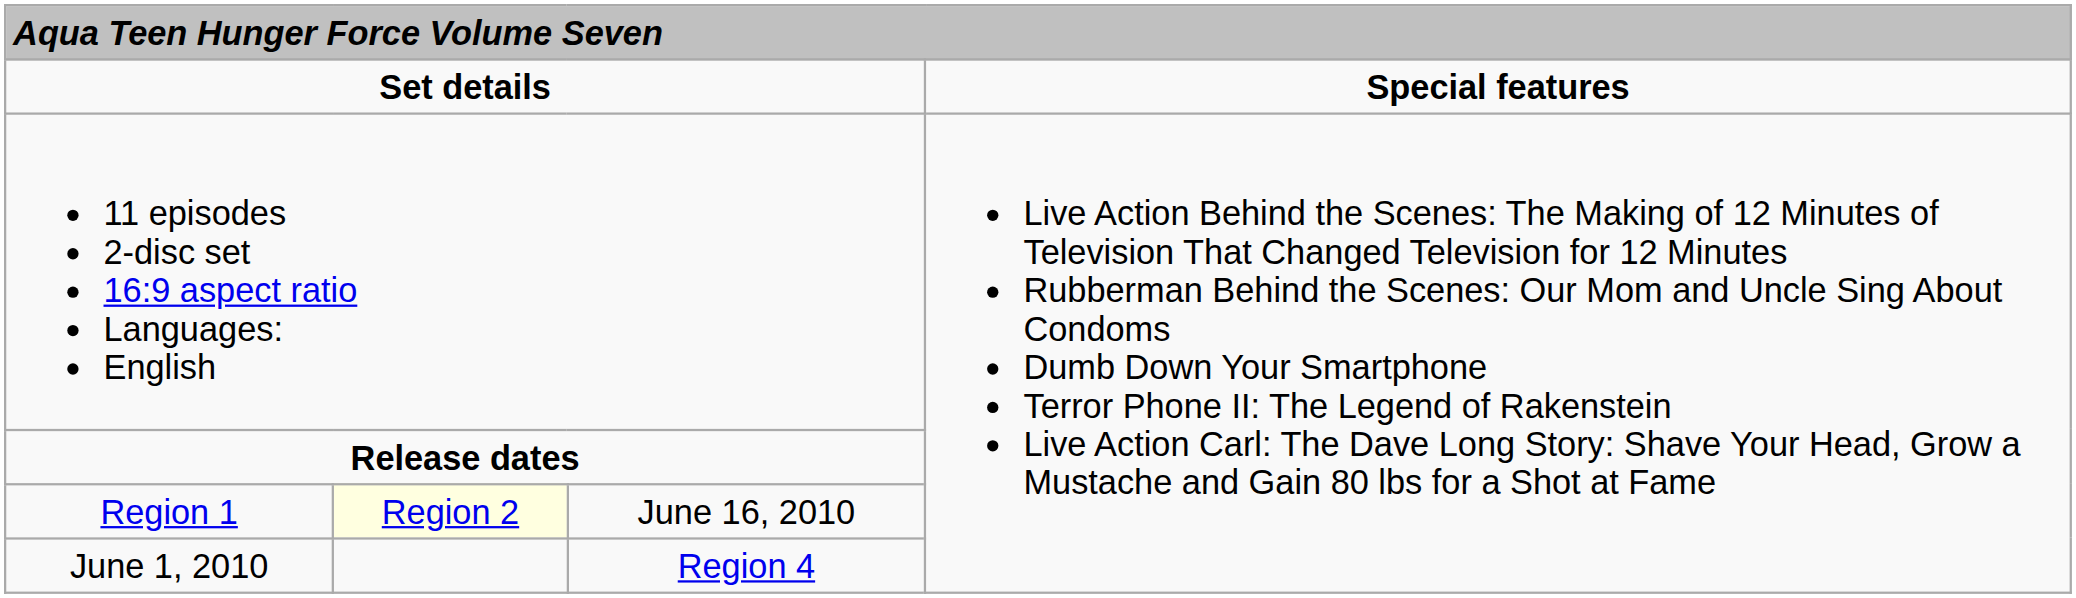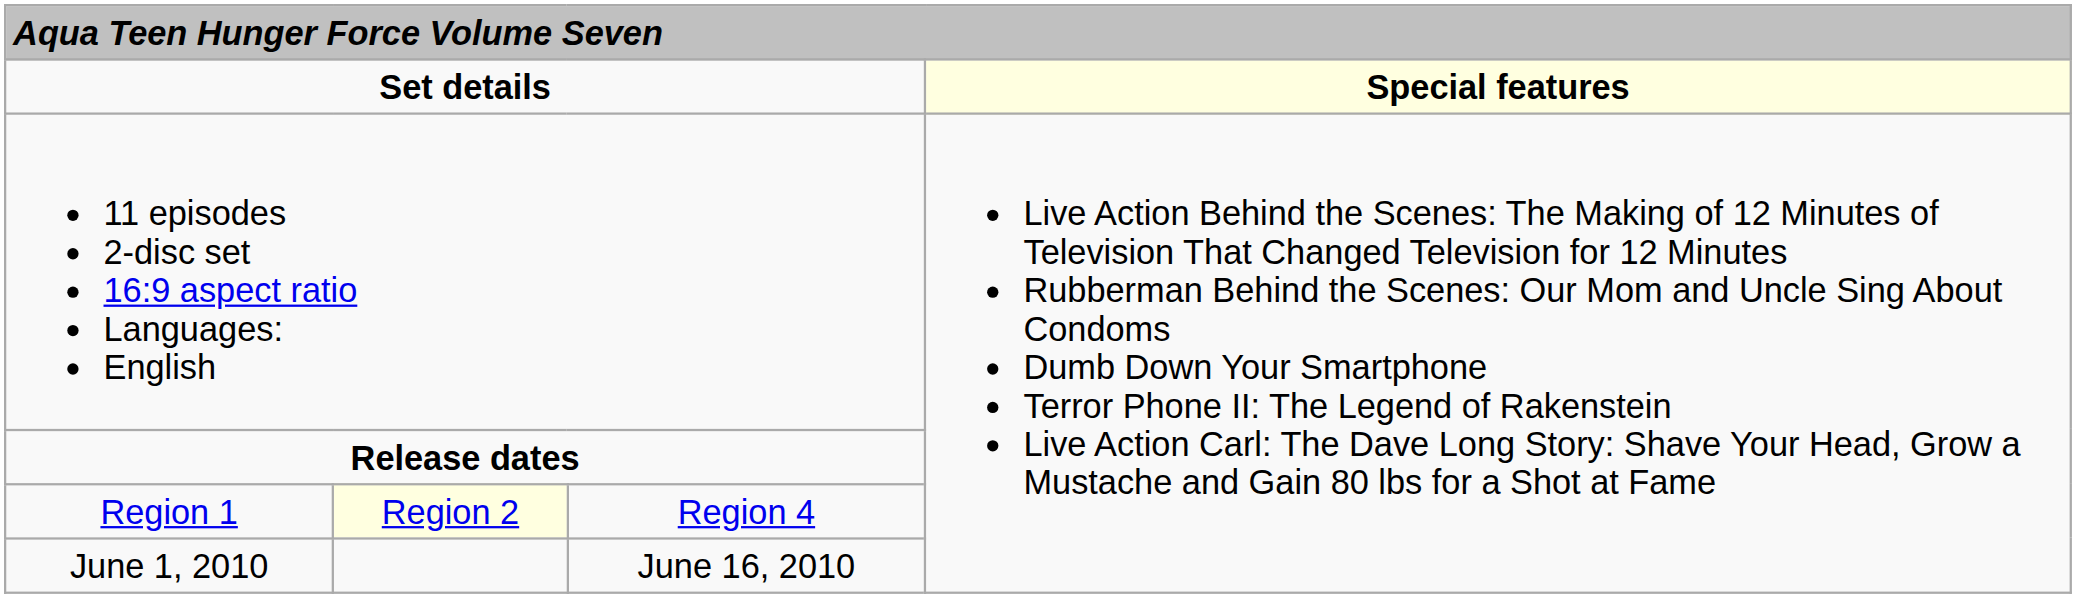(1498, 87) no background -> (1498, 87) lightyellow background
(746, 511) June 16, 2010 -> (746, 511) Region 4
(746, 565) Region 4 -> (746, 565) June 16, 2010
